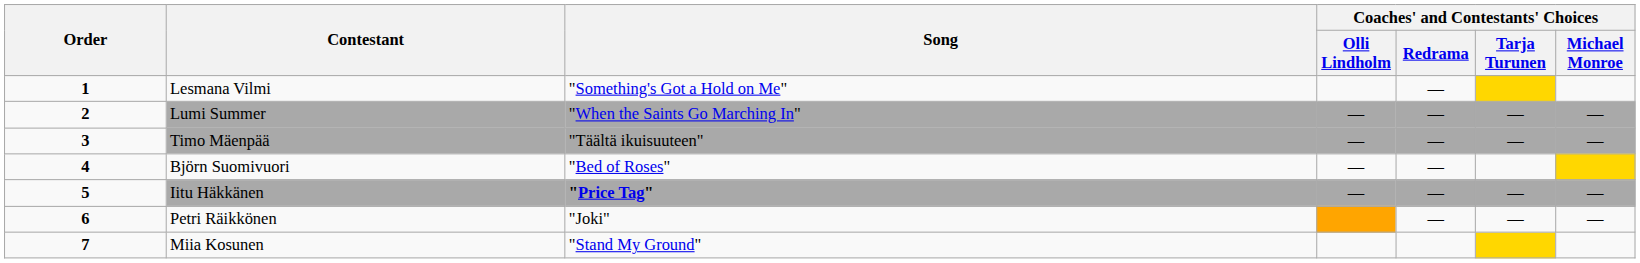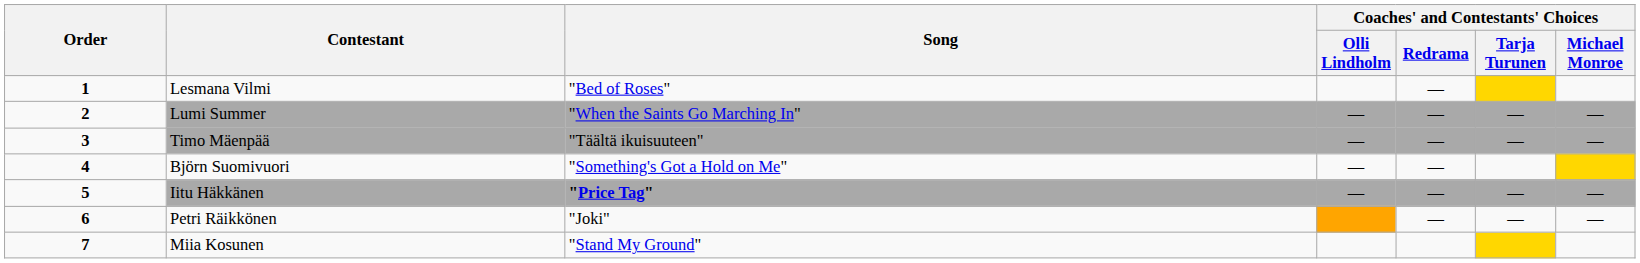(678, 88) "Something's Got a Hold on Me" -> (620, 88) "Bed of Roses"
(620, 166) "Bed of Roses" -> (678, 166) "Something's Got a Hold on Me"
